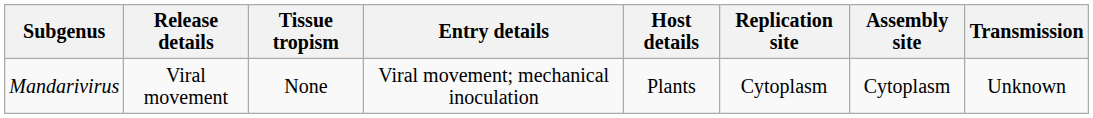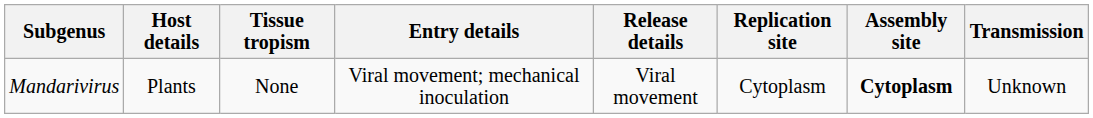columns swapped: (671, 31) <-> (186, 31)
(907, 85) normal -> (906, 85) bold
